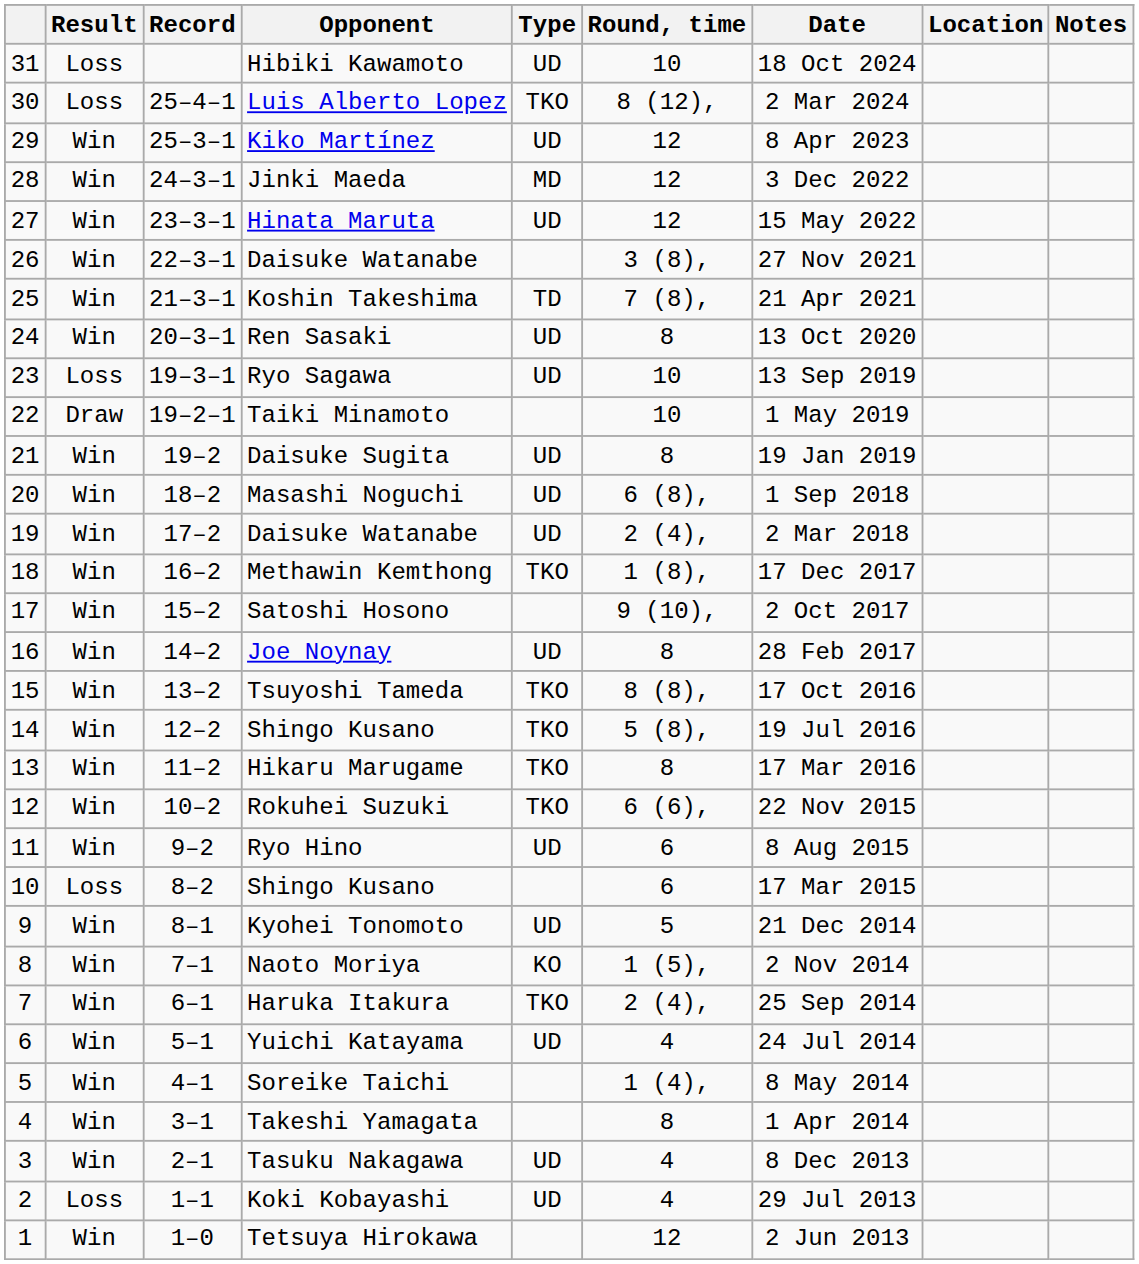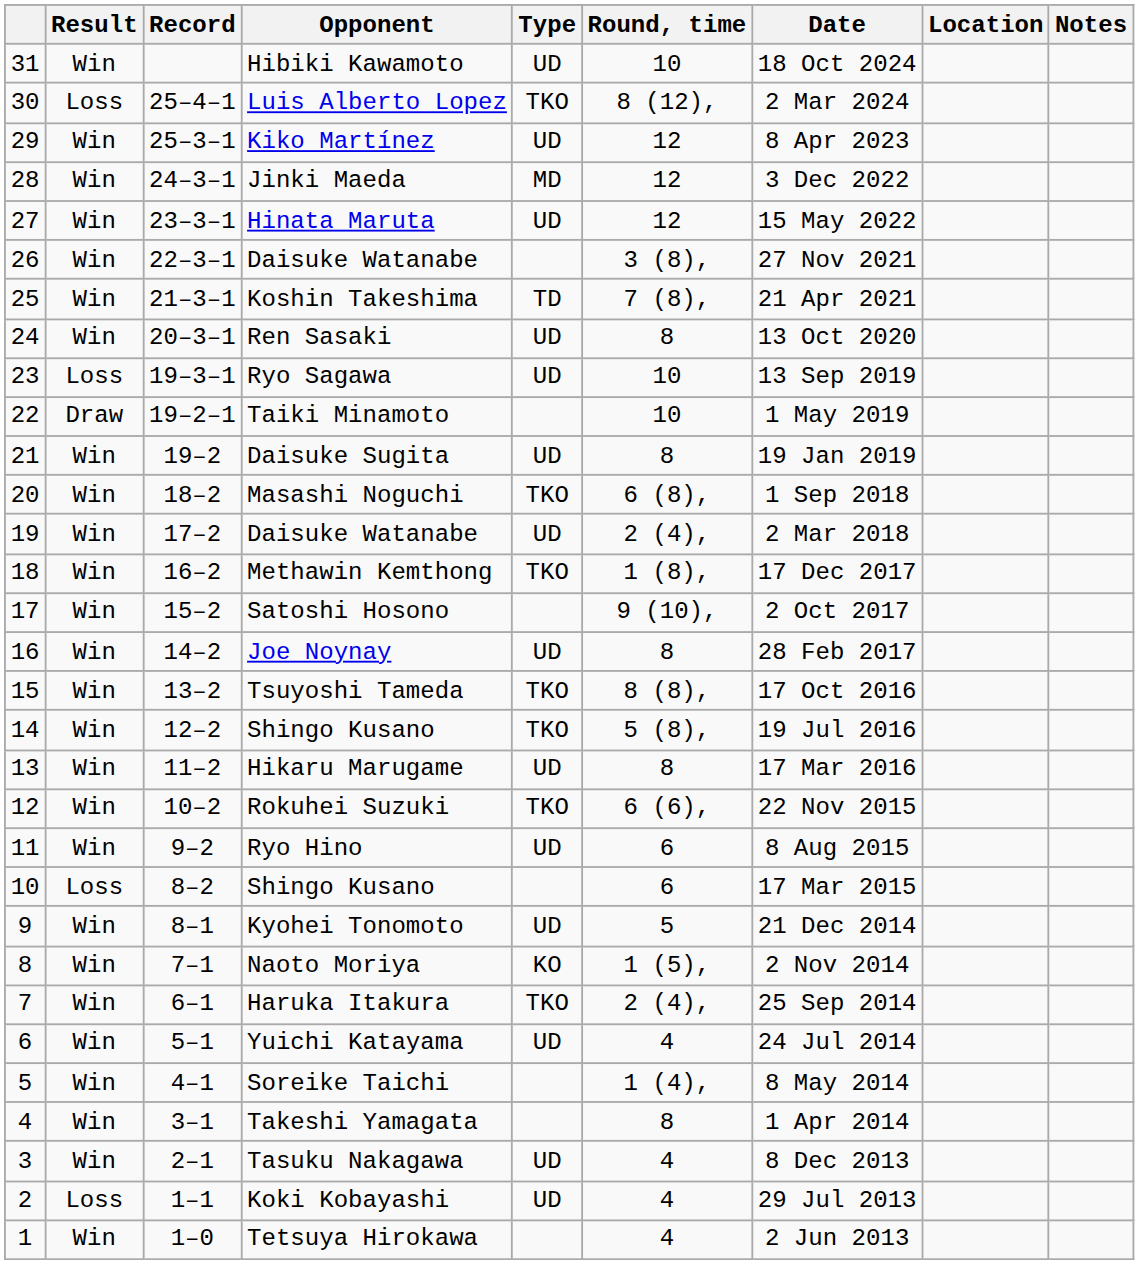(94, 64) Loss -> (94, 64) Win
(547, 495) UD -> (547, 495) TKO
(547, 769) TKO -> (547, 769) UD
(667, 1240) 12 -> (667, 1240) 4
